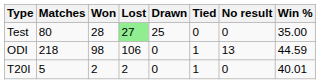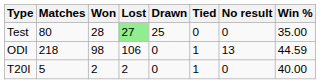(292, 69) 40.01 -> (292, 69) 40.00
